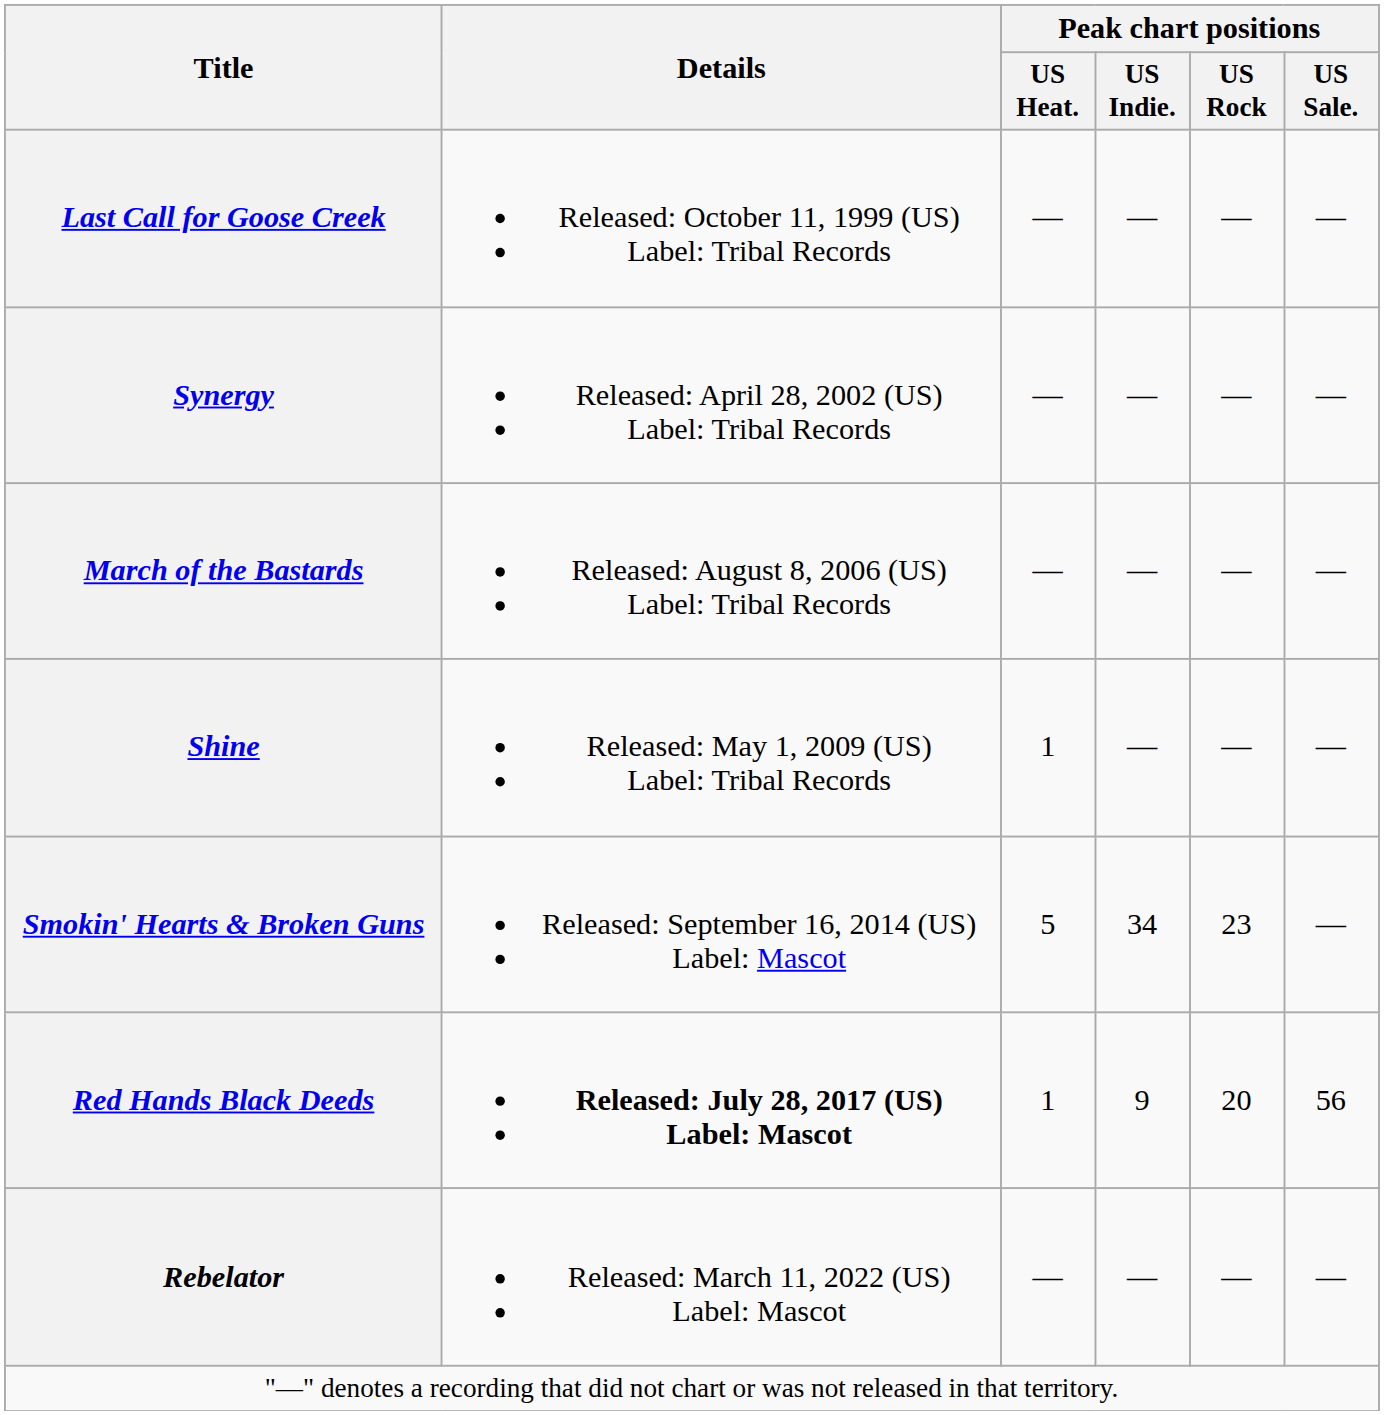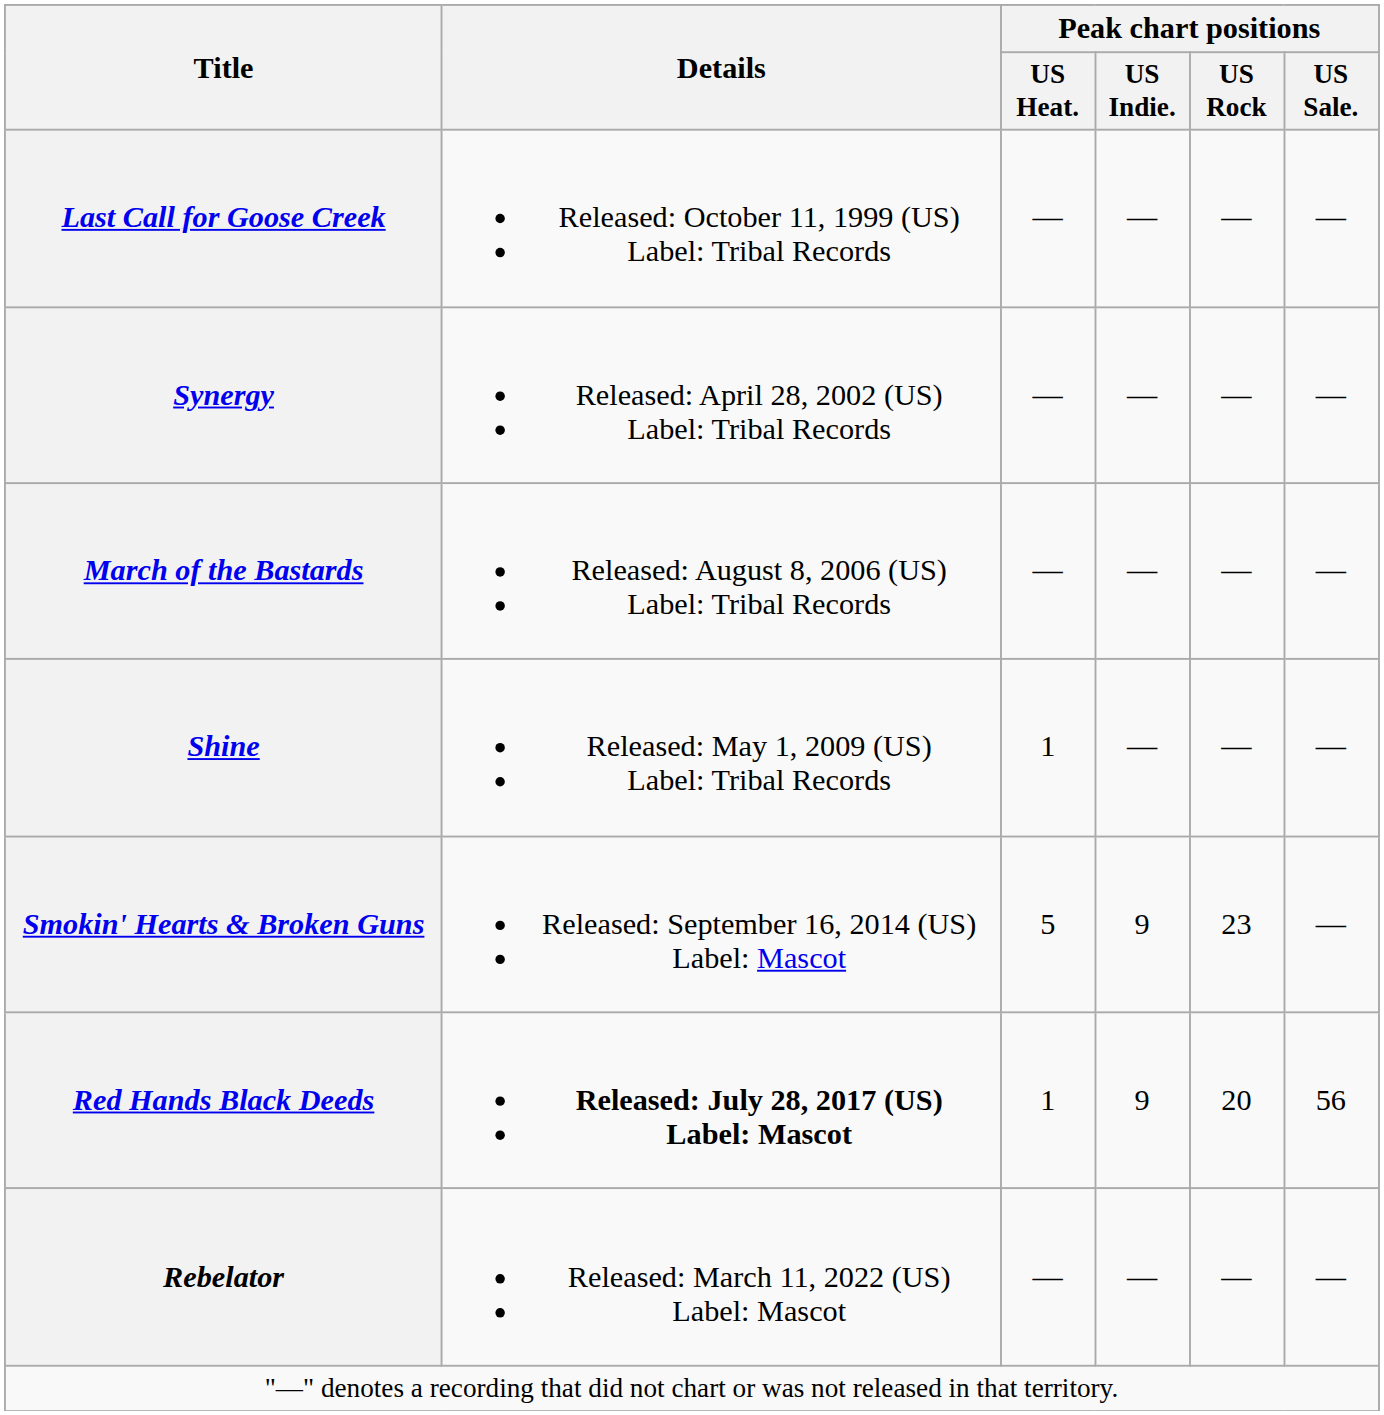(1142, 923) 34 -> (1142, 923) 9
